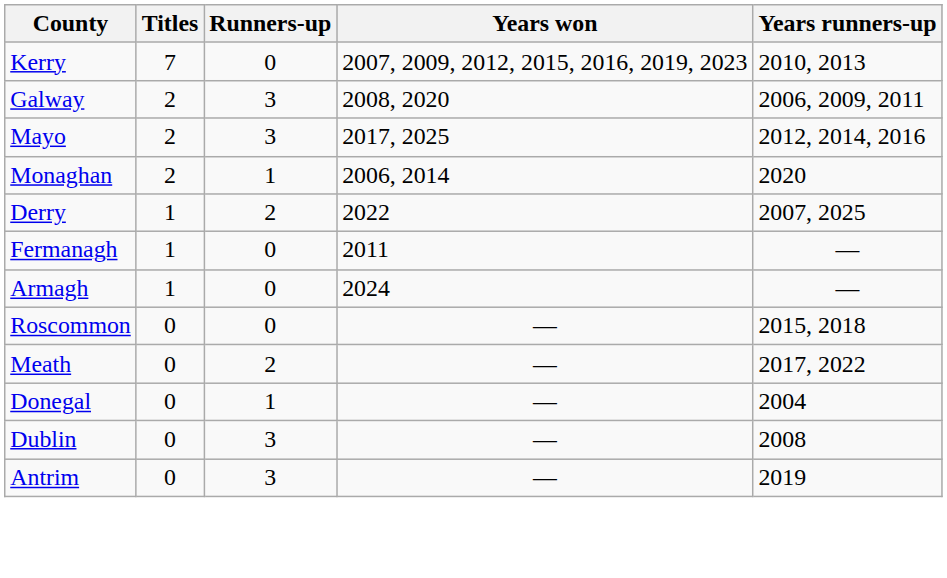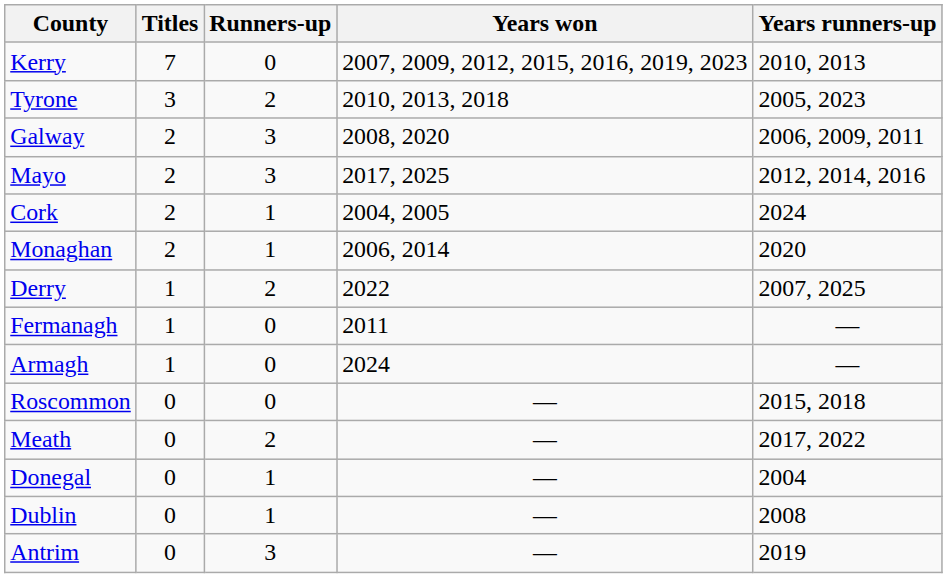+ row: (44, 99)
+ row: (34, 212)
(270, 439) 3 -> (270, 514) 1
